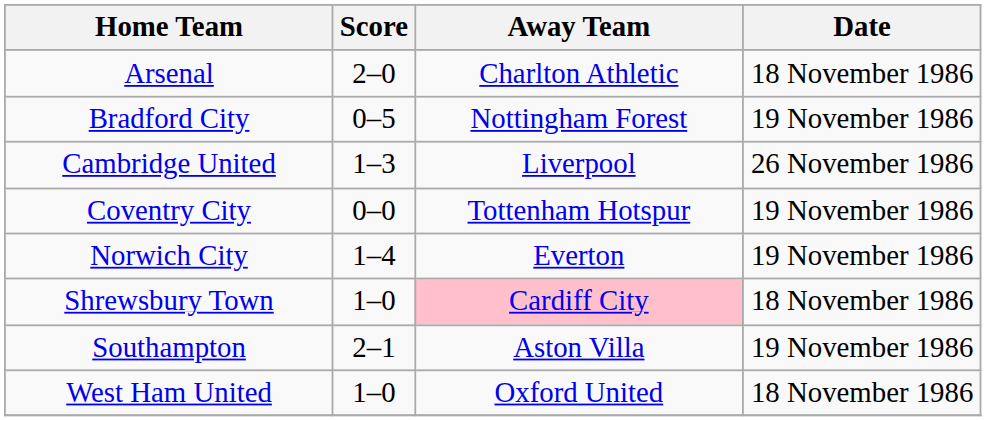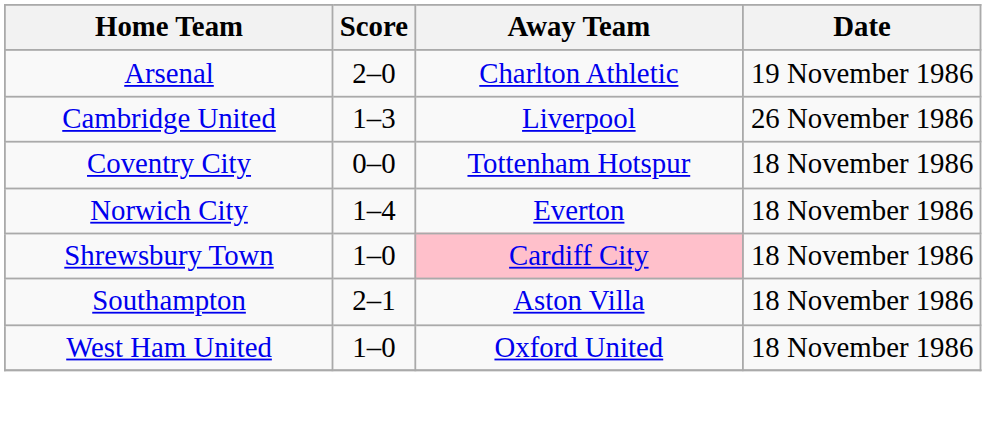(862, 73) 18 November 1986 -> (862, 73) 19 November 1986
- row: (169, 118)
(862, 210) 19 November 1986 -> (862, 164) 18 November 1986
(862, 255) 19 November 1986 -> (862, 210) 18 November 1986
(862, 347) 19 November 1986 -> (862, 301) 18 November 1986
